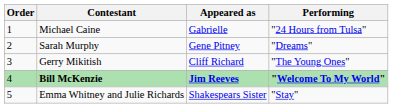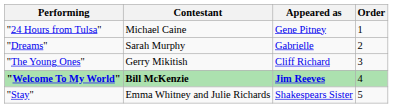columns swapped: (21, 12) <-> (328, 12)
(208, 29) Gabrielle -> (301, 29) Gene Pitney
(214, 45) Gene Pitney -> (294, 45) Gabrielle
